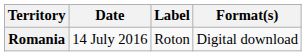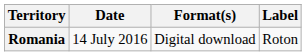columns swapped: (247, 16) <-> (172, 16)
